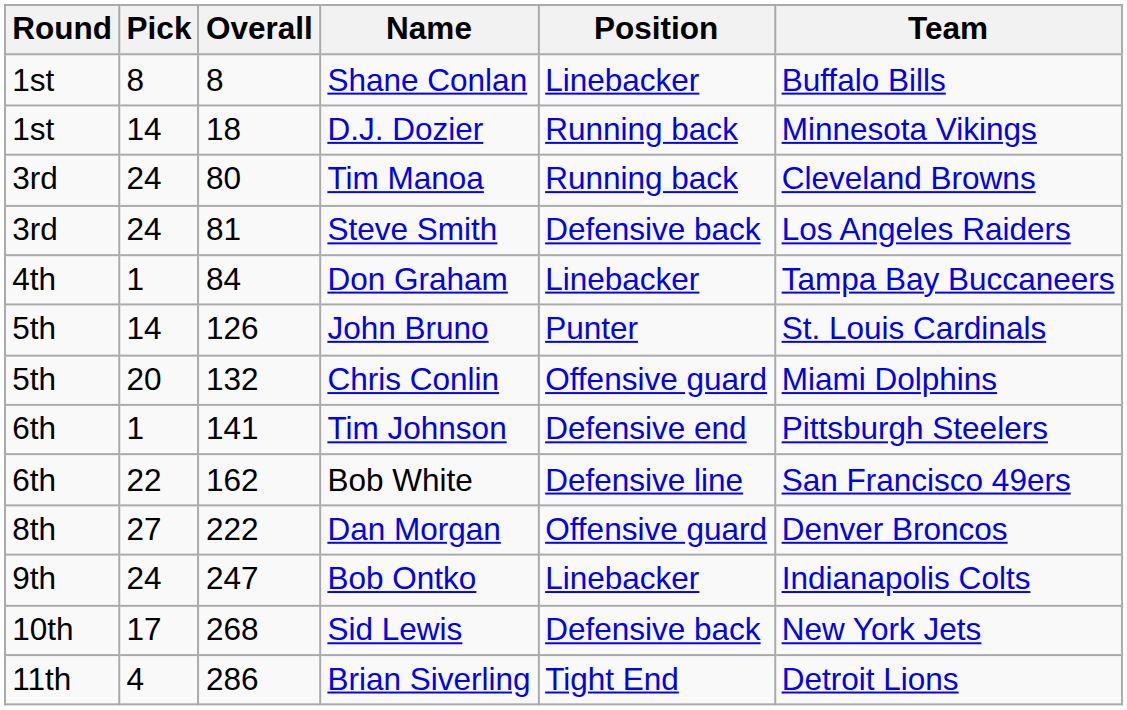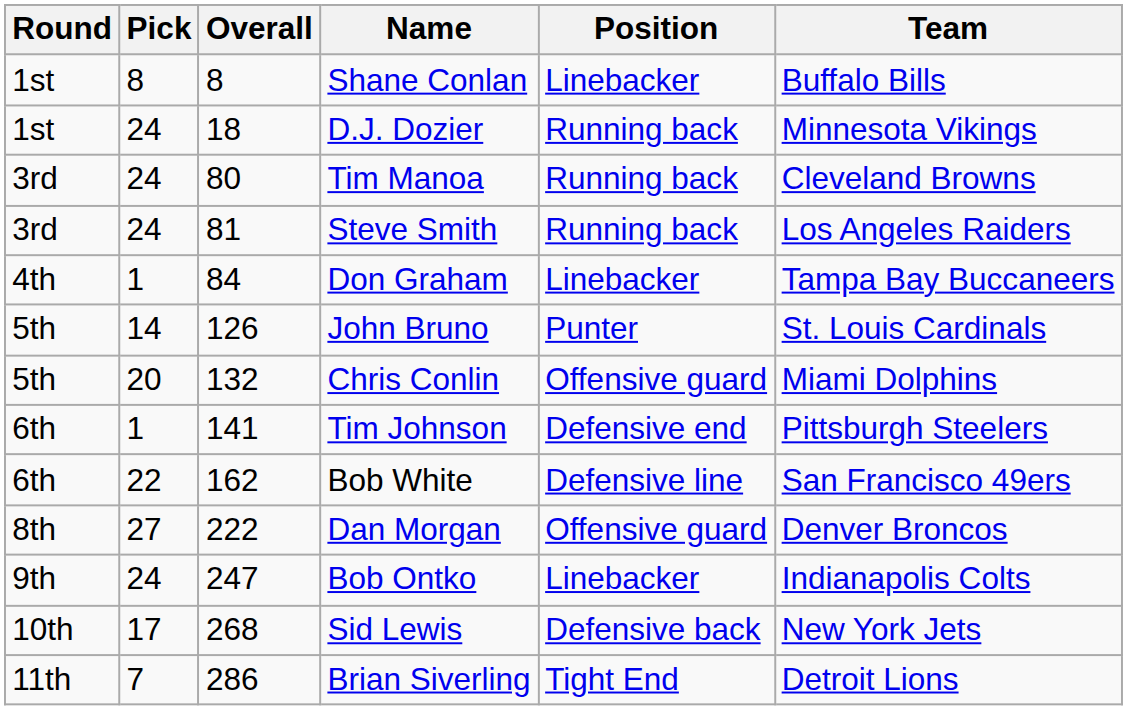(144, 129) 14 -> (144, 129) 24
(653, 229) Defensive back -> (642, 229) Running back
(135, 679) 4 -> (135, 679) 7
